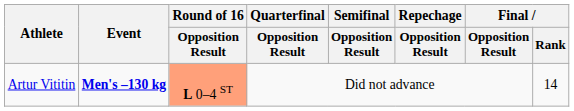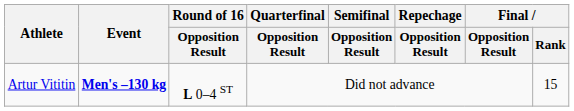(208, 93) lightsalmon background -> (208, 93) no background
(550, 85) 14 -> (550, 85) 15
